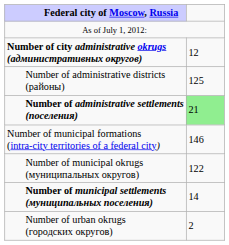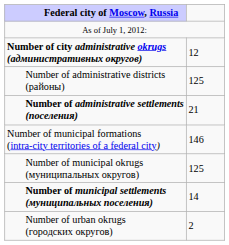(194, 110) lightgreen background -> (194, 110) no background
(196, 168) 122 -> (196, 168) 125
